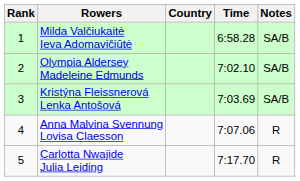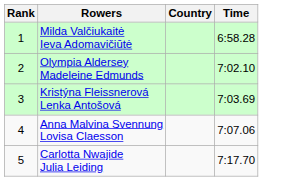- column: (276, 13)
